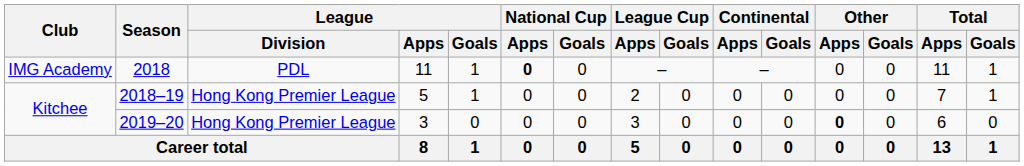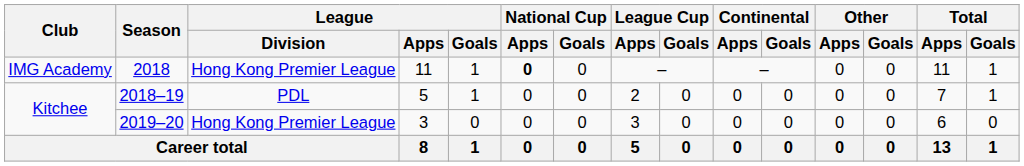(293, 69) PDL -> (293, 69) Hong Kong Premier League
(293, 95) Hong Kong Premier League -> (293, 95) PDL
(839, 122) bold -> (839, 122) normal
